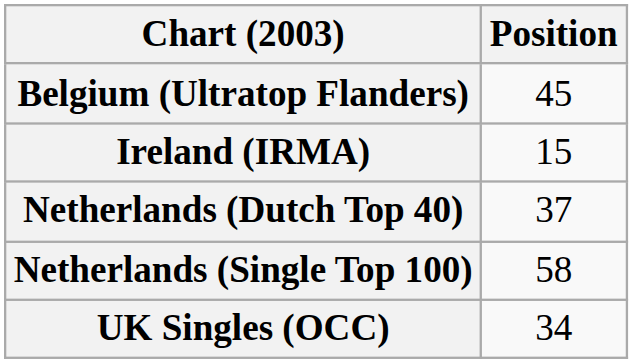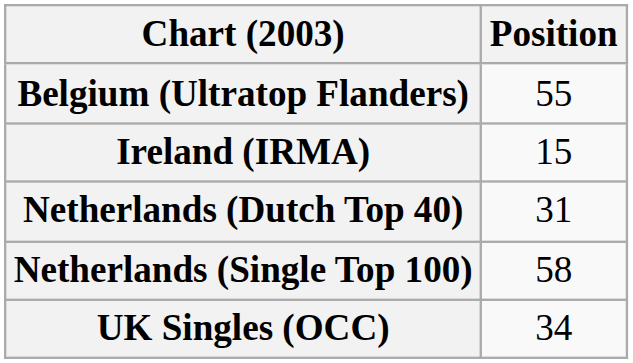(554, 92) 45 -> (554, 92) 55
(554, 210) 37 -> (554, 210) 31
